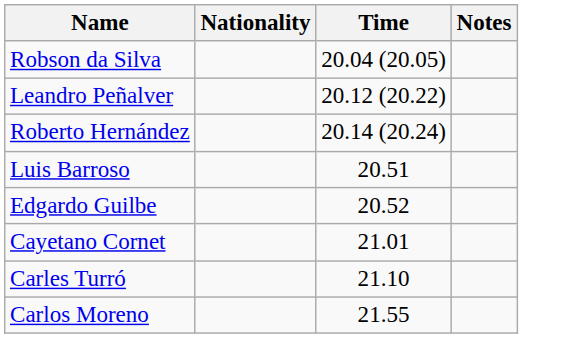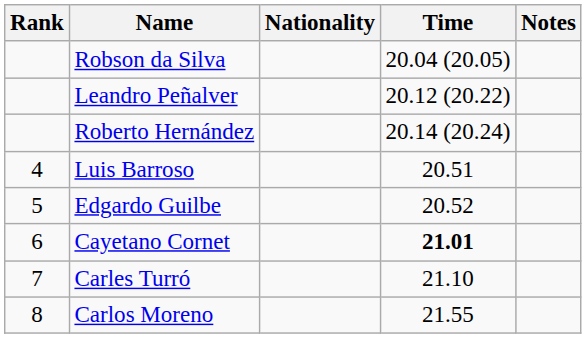+ column: (37, 22)
(384, 242) normal -> (448, 242) bold
